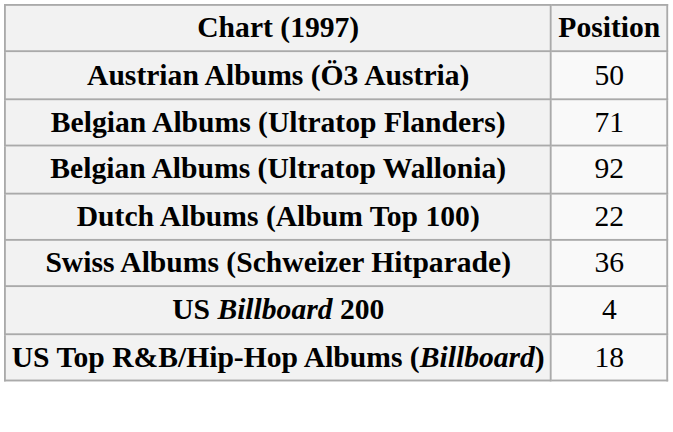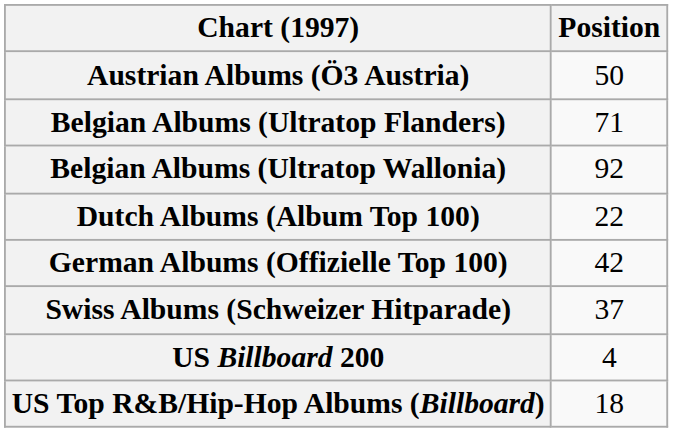+ row: (278, 262)
(609, 262) 36 -> (609, 309) 37
